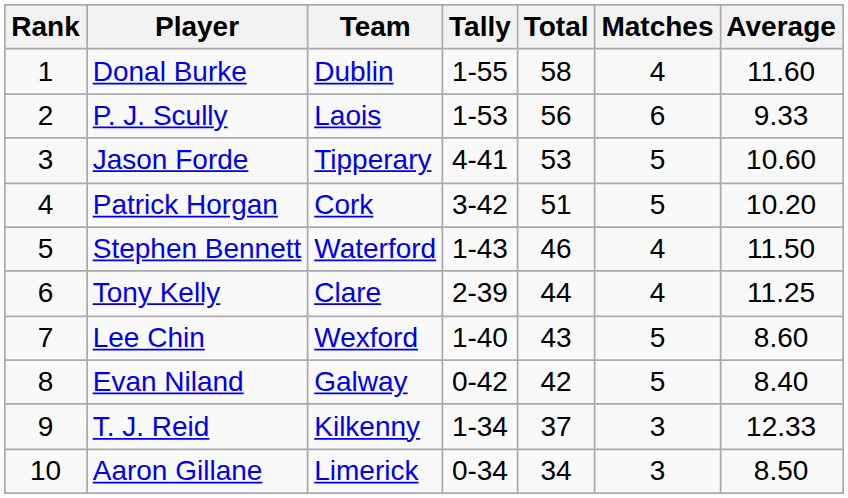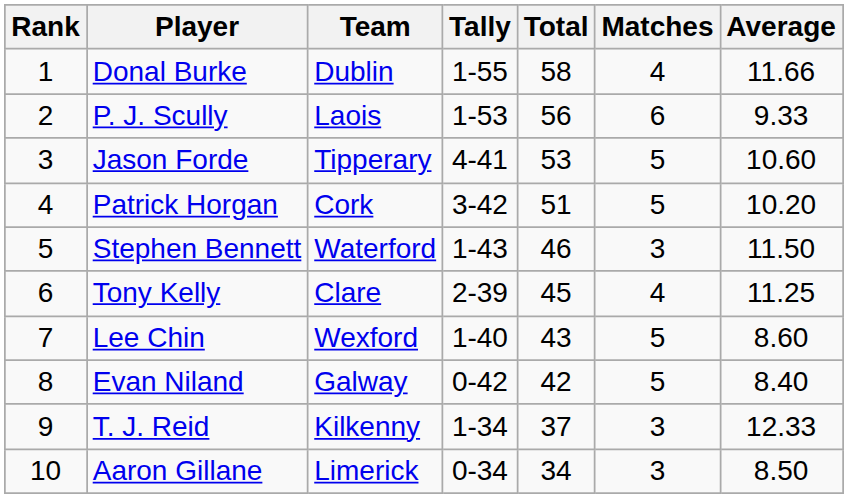(781, 71) 11.60 -> (781, 71) 11.66
(657, 248) 4 -> (657, 248) 3
(556, 293) 44 -> (556, 293) 45
